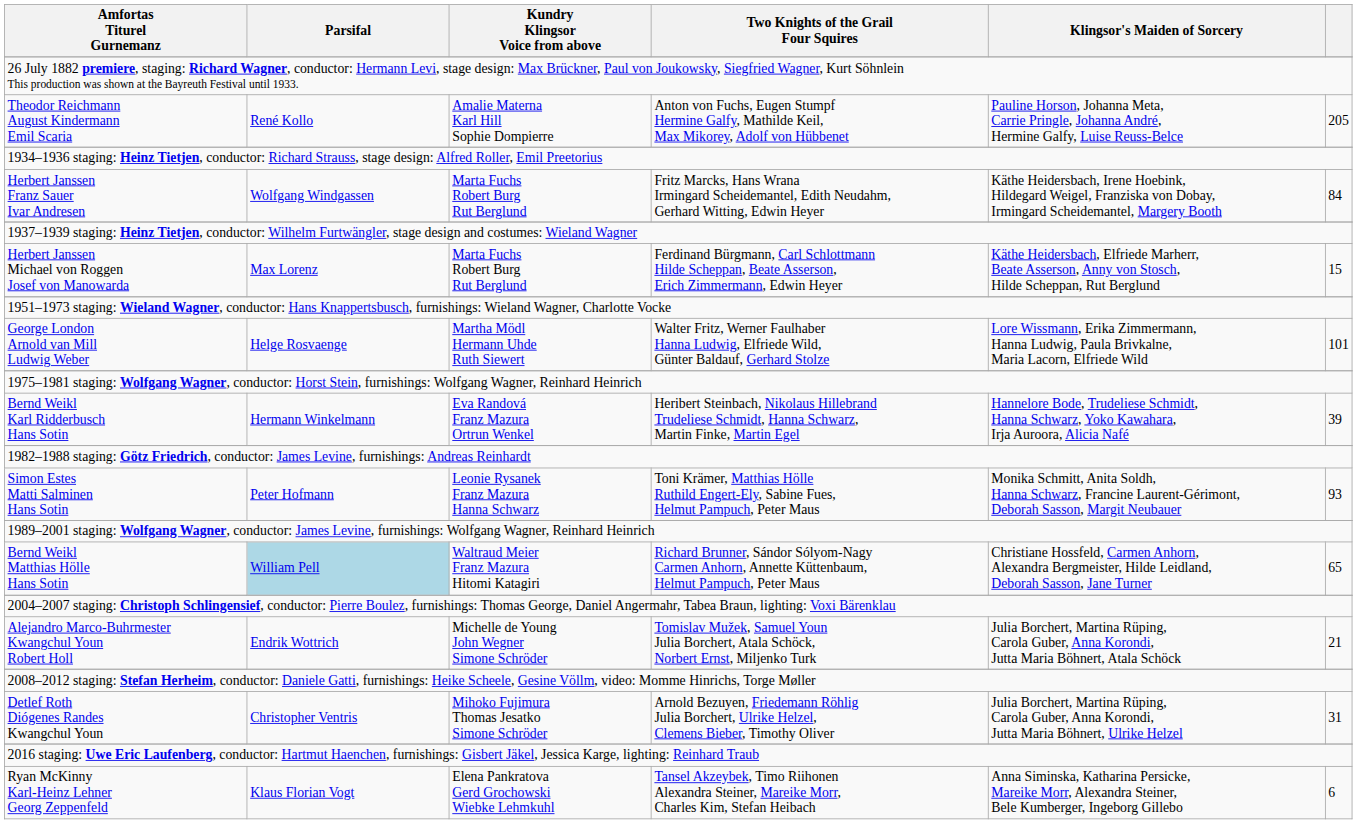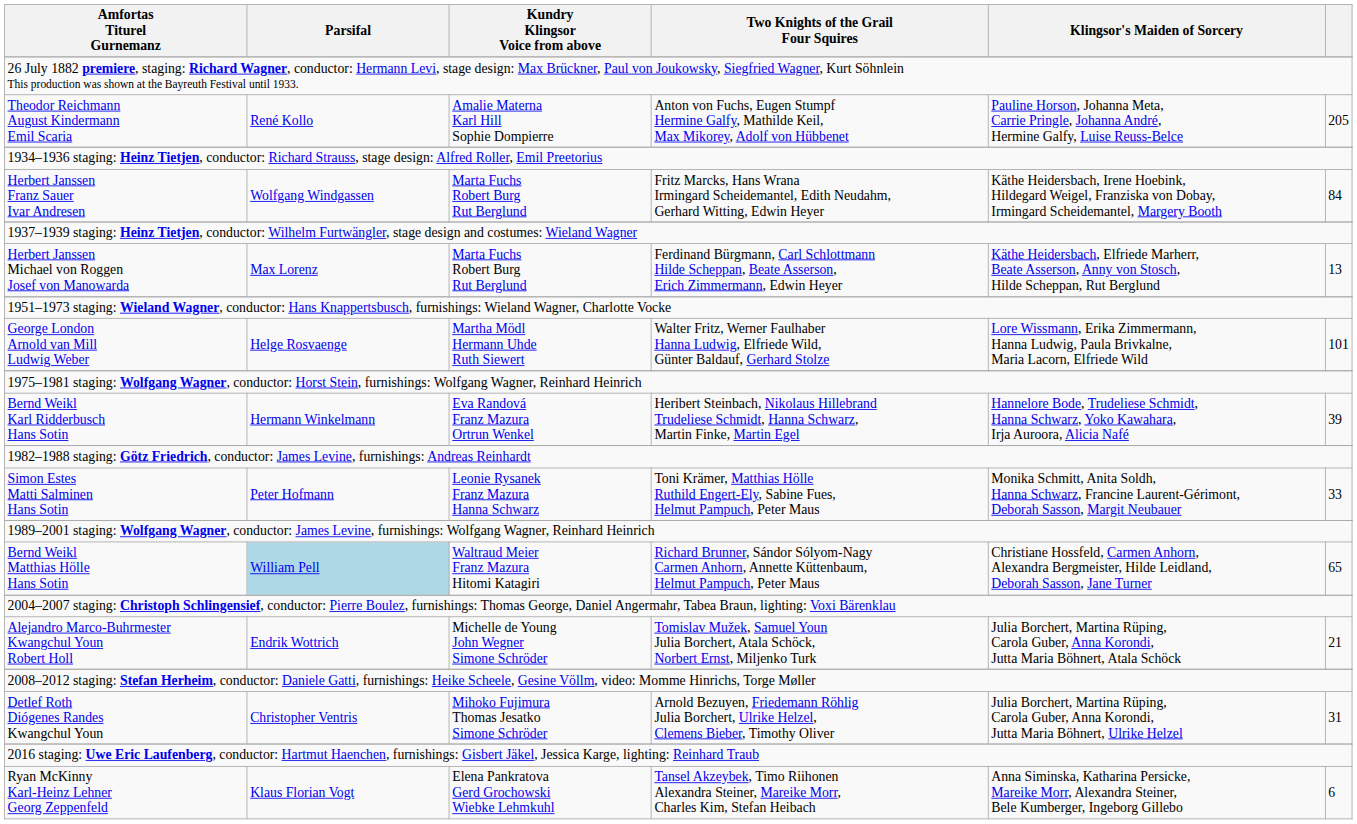(1335, 270) 15 -> (1335, 270) 13
(1335, 494) 93 -> (1335, 494) 33
